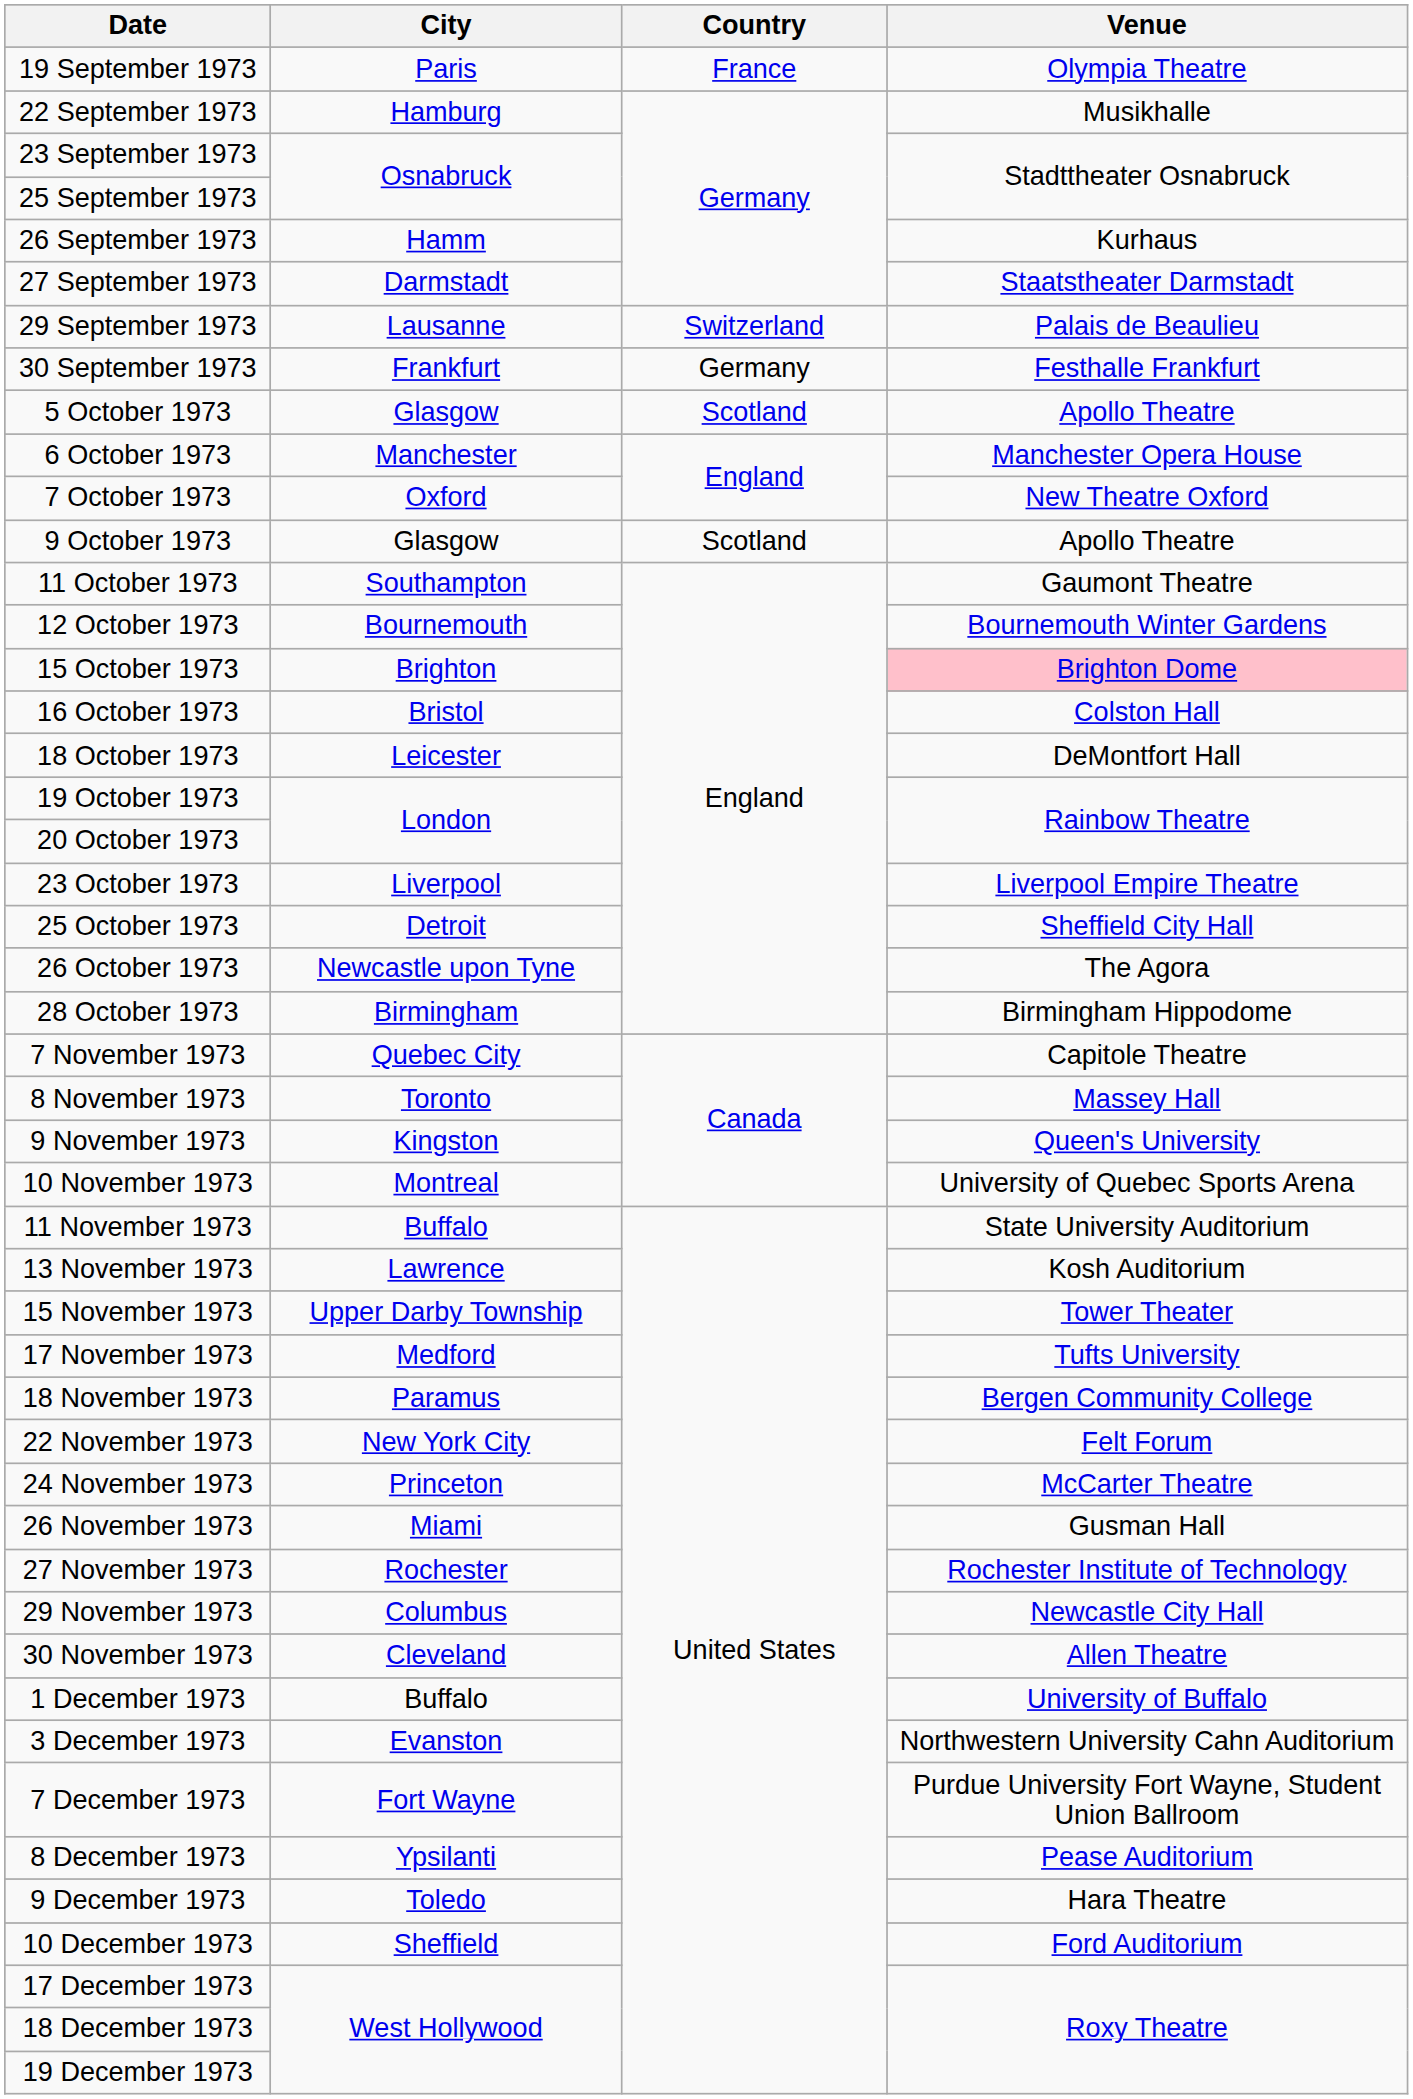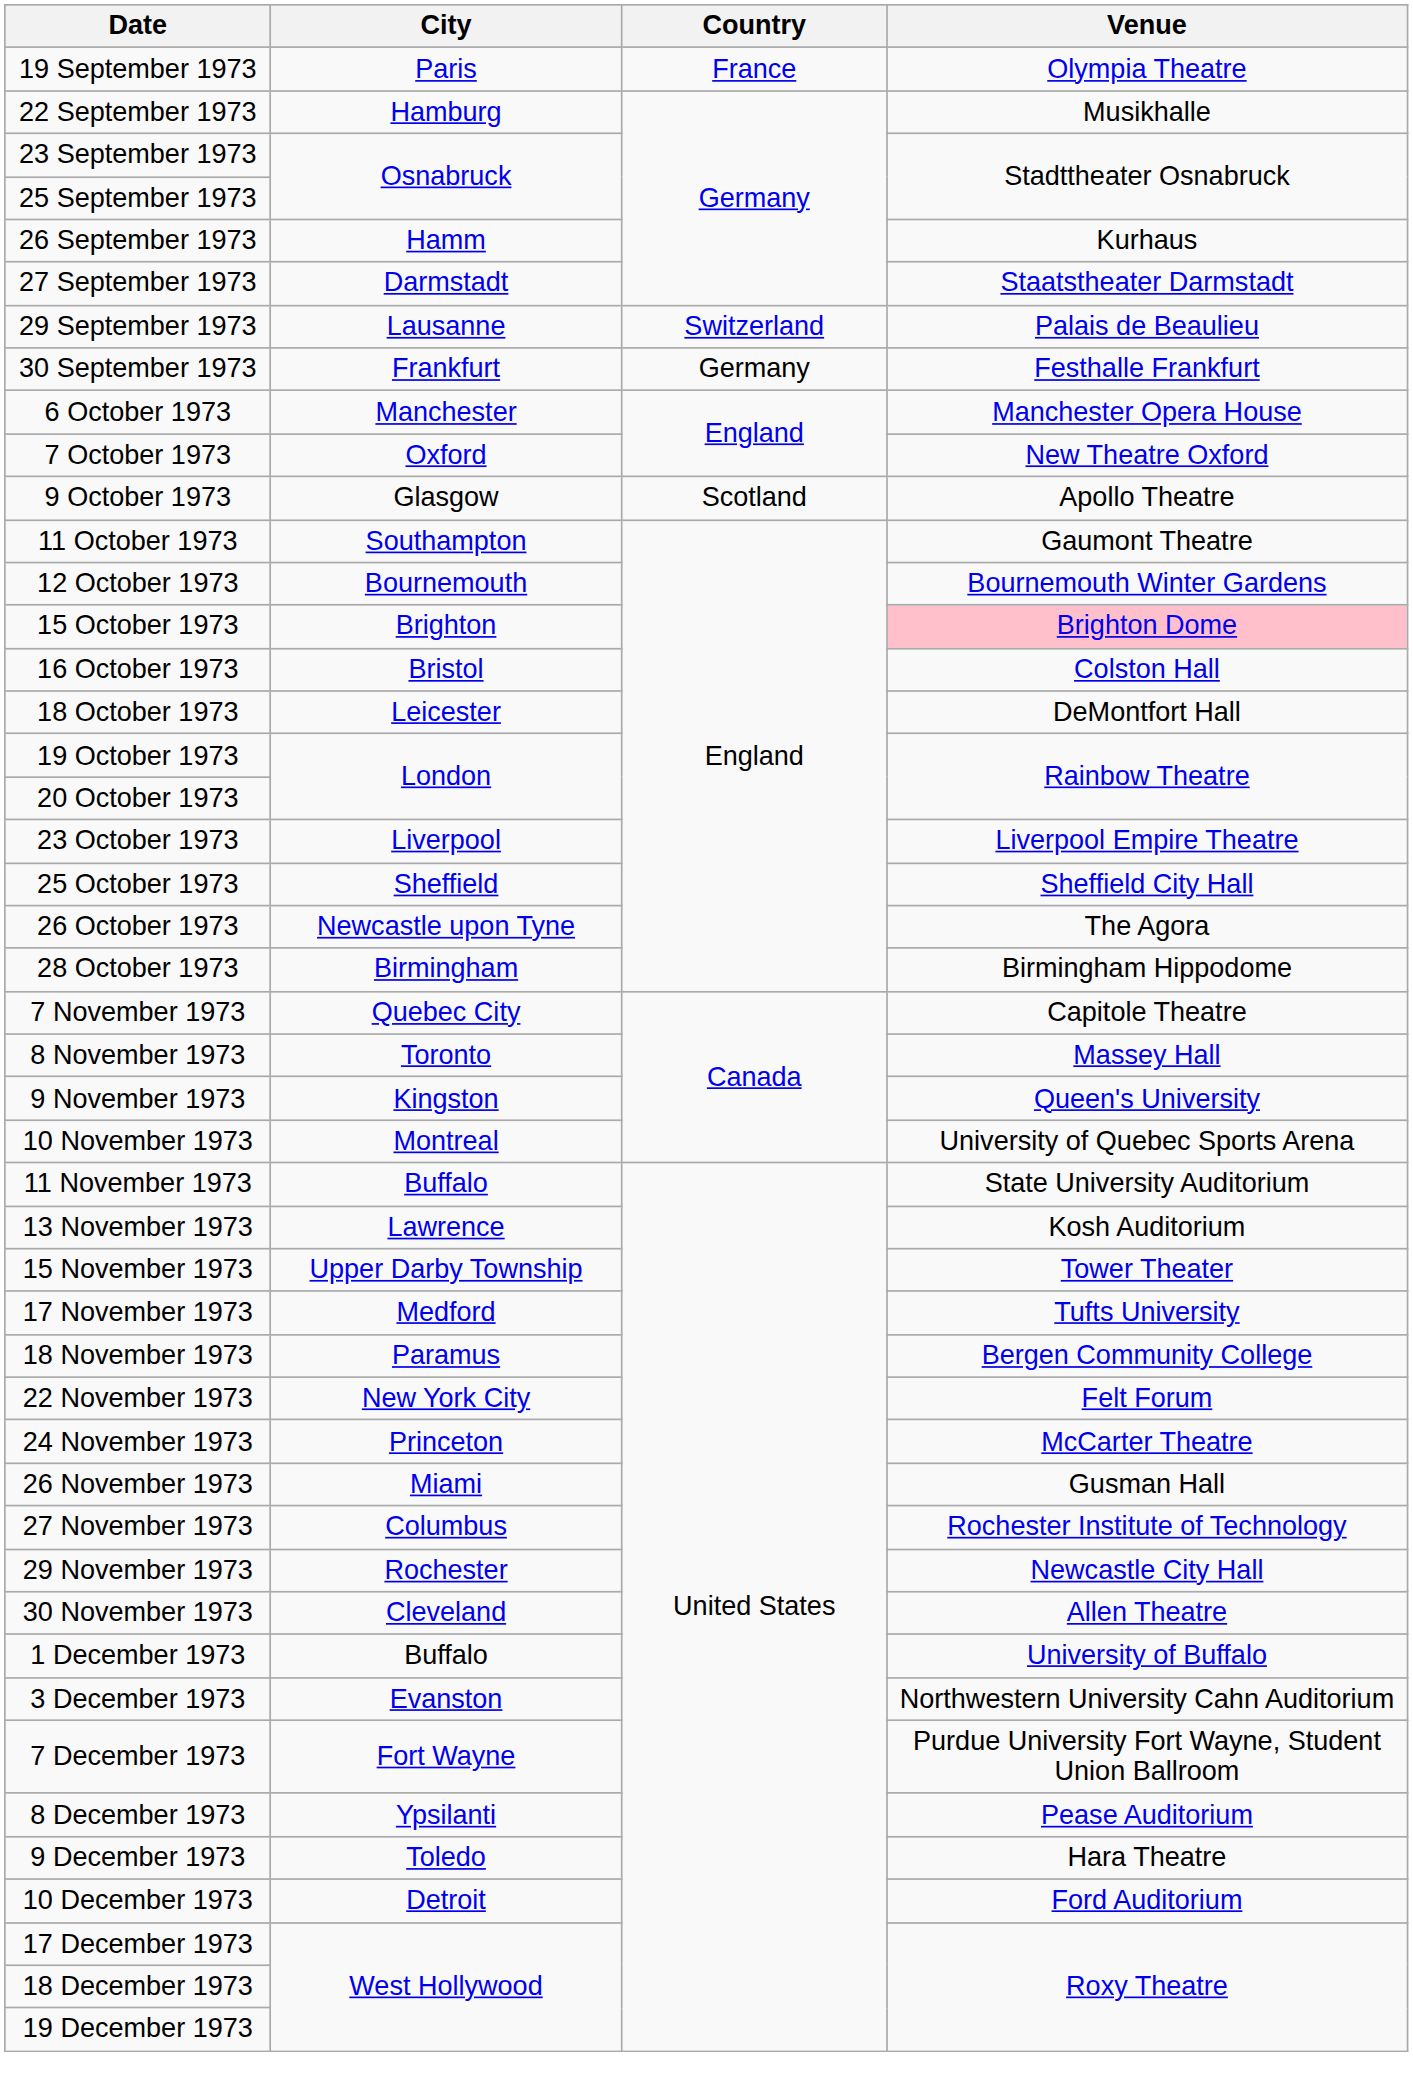- row: (138, 411)
(446, 926) Detroit -> (446, 883) Sheffield
(446, 1569) Rochester -> (446, 1526) Columbus
(446, 1612) Columbus -> (446, 1569) Rochester
(446, 1943) Sheffield -> (446, 1900) Detroit
